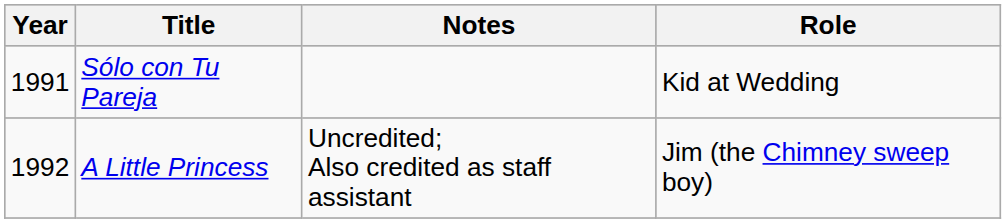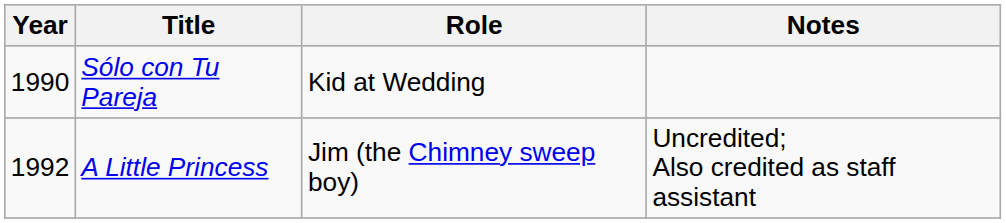columns swapped: (828, 25) <-> (479, 25)
(40, 81) 1991 -> (40, 81) 1990
